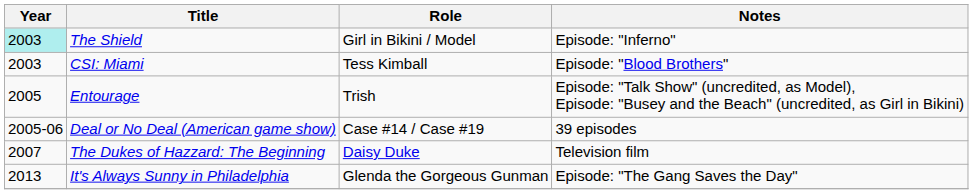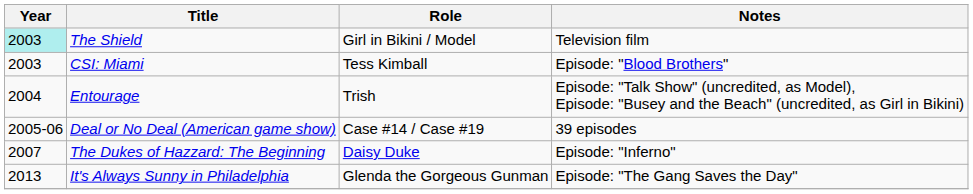(616, 40) Episode: "Inferno" -> (602, 40) Television film
(25, 96) 2005 -> (25, 96) 2004
(602, 152) Television film -> (616, 152) Episode: "Inferno"
